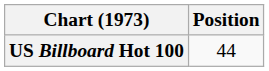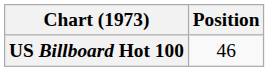(226, 50) 44 -> (226, 50) 46
